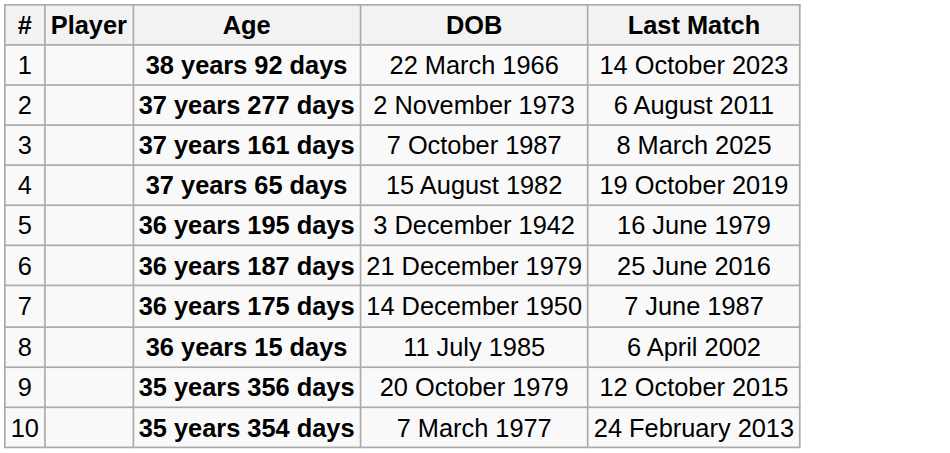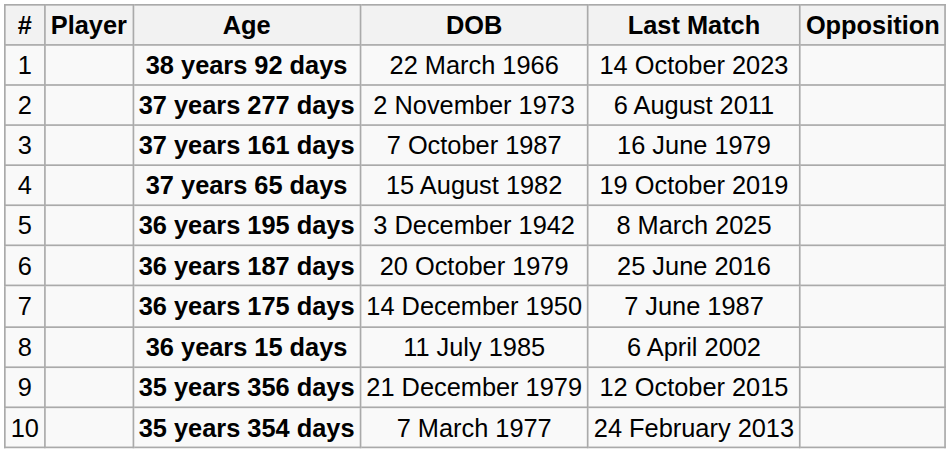+ column: (873, 25)
(694, 146) 8 March 2025 -> (694, 146) 16 June 1979
(694, 226) 16 June 1979 -> (694, 226) 8 March 2025
(474, 266) 21 December 1979 -> (474, 266) 20 October 1979
(474, 387) 20 October 1979 -> (474, 387) 21 December 1979
